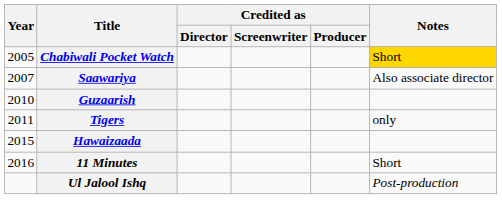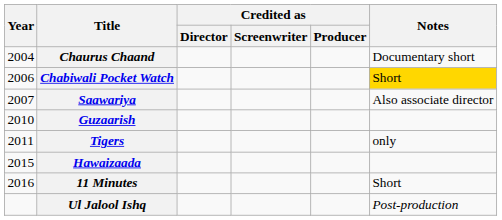+ row: (107, 57)
(21, 57) 2005 -> (21, 78) 2006
